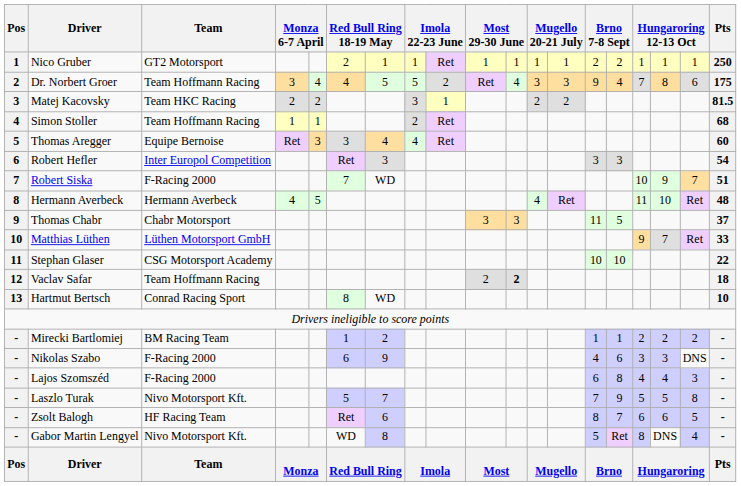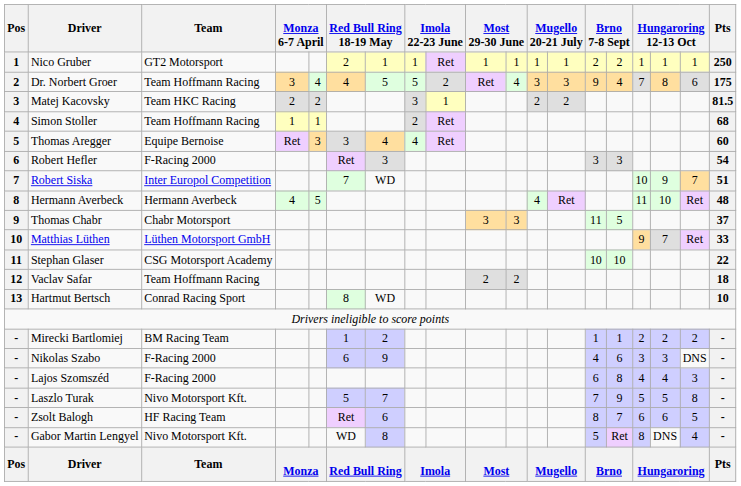(208, 160) Inter Europol Competition -> (180, 160) F-Racing 2000
(180, 180) F-Racing 2000 -> (208, 180) Inter Europol Competition
(516, 279) bold -> (516, 279) normal
